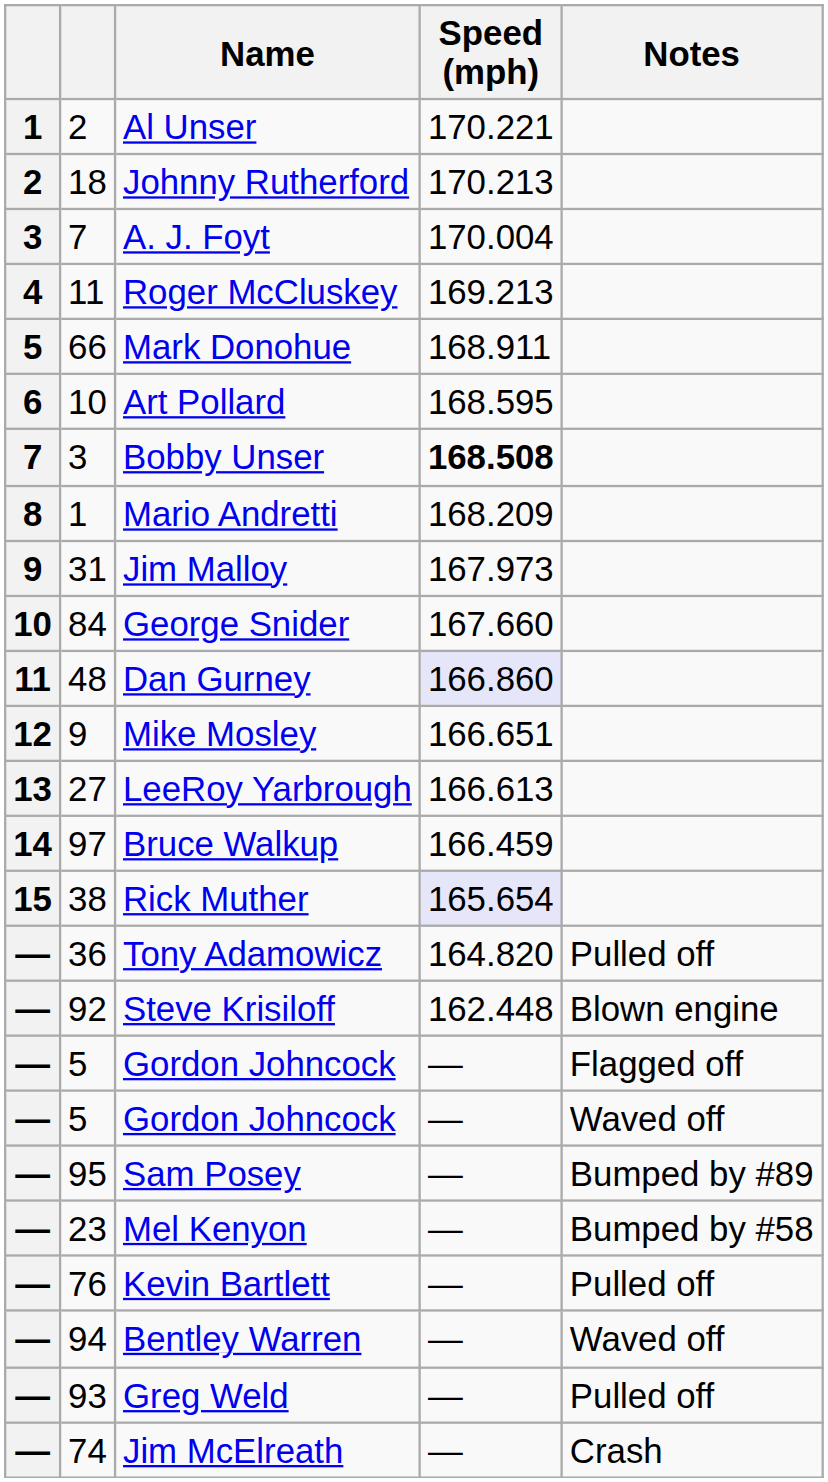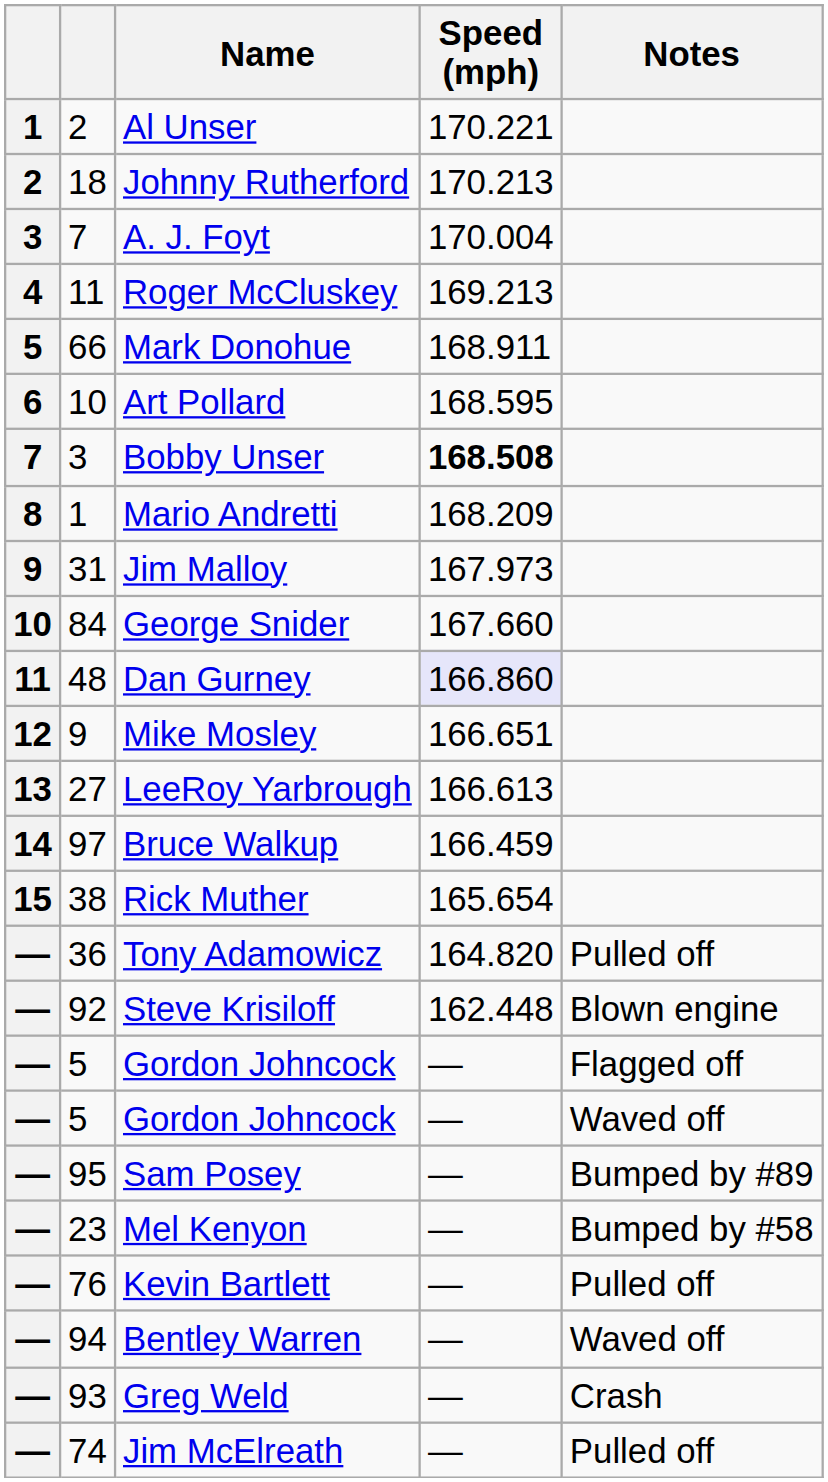(491, 898) lavender background -> (491, 898) no background
(642, 1394) Pulled off -> (616, 1394) Crash
(616, 1449) Crash -> (642, 1449) Pulled off
